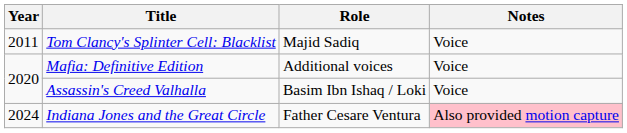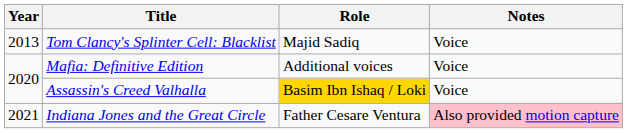(23, 41) 2011 -> (24, 41) 2013
(354, 90) no background -> (354, 90) gold background
(24, 115) 2024 -> (24, 115) 2021
